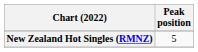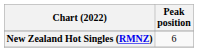(174, 39) 5 -> (174, 39) 6
